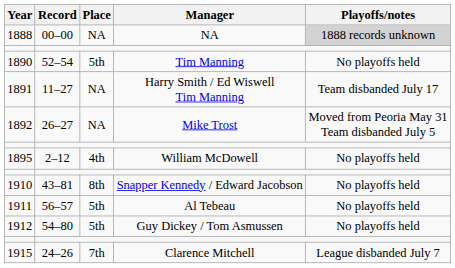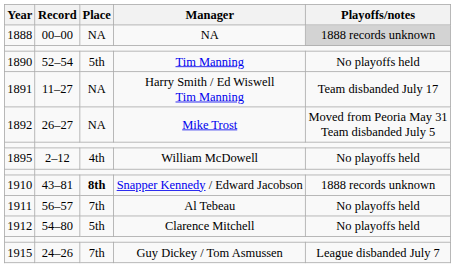(97, 185) normal -> (97, 185) bold
(378, 185) No playoffs held -> (378, 185) 1888 records unknown
(97, 205) 5th -> (97, 205) 7th
(210, 226) Guy Dickey / Tom Asmussen -> (210, 226) Clarence Mitchell
(210, 252) Clarence Mitchell -> (210, 252) Guy Dickey / Tom Asmussen
